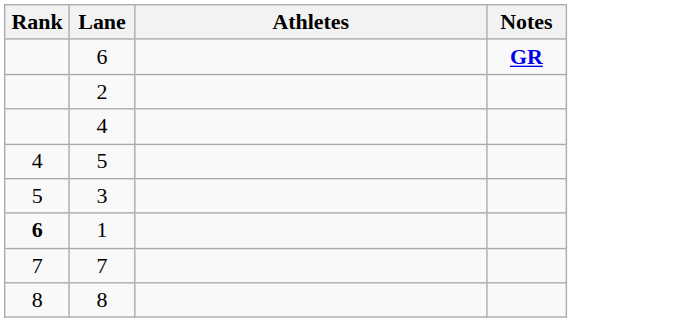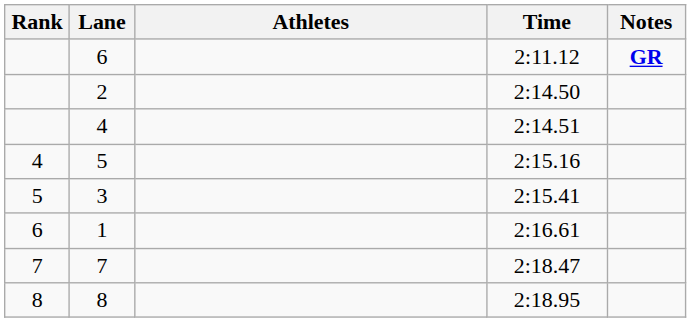+ column: (547, 21)
(37, 230) bold -> (37, 230) normal
